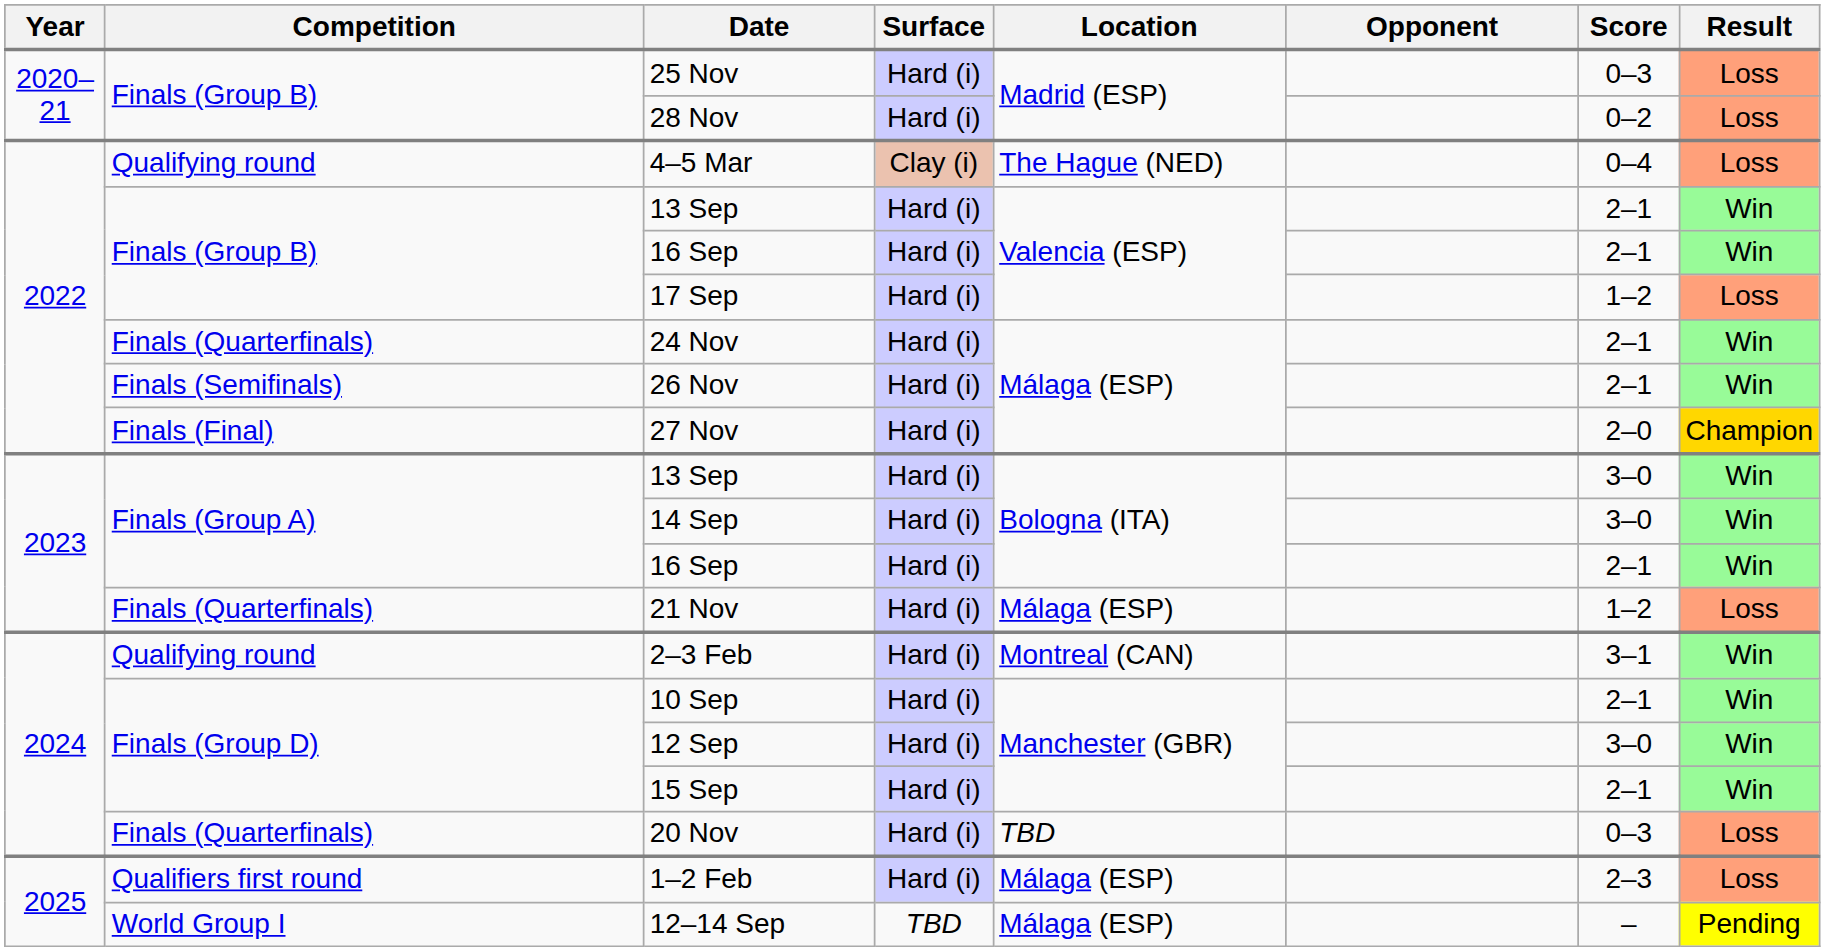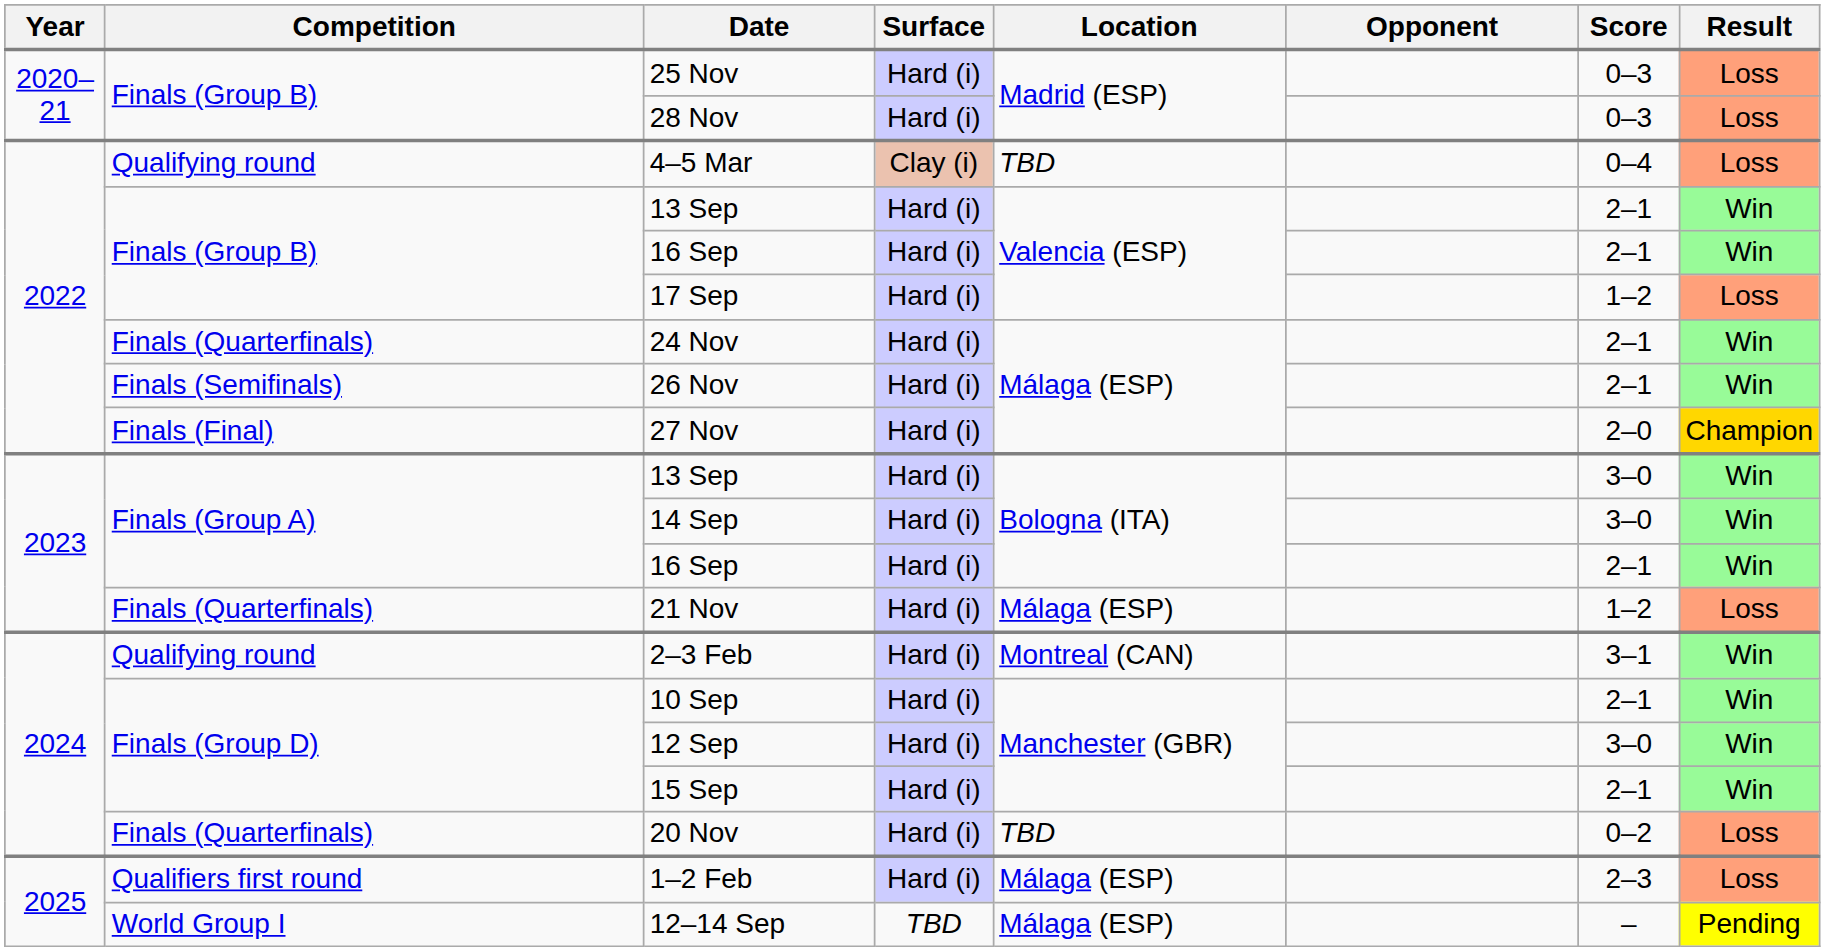(1629, 117) 0–2 -> (1629, 117) 0–3
(1111, 163) The Hague (NED) -> (1027, 163) TBD
(1629, 833) 0–3 -> (1629, 833) 0–2
